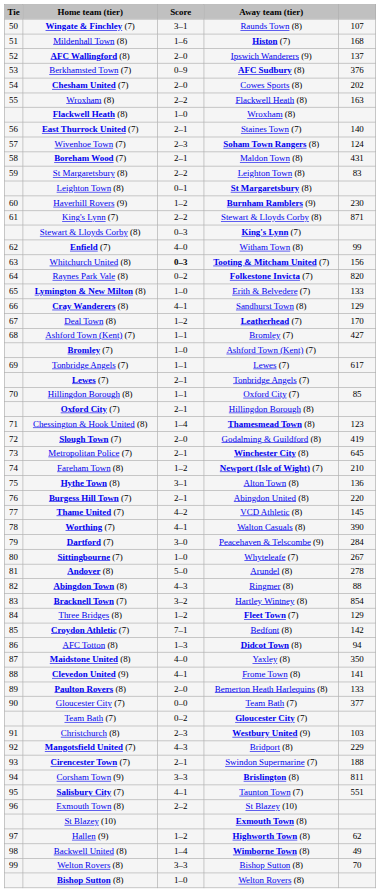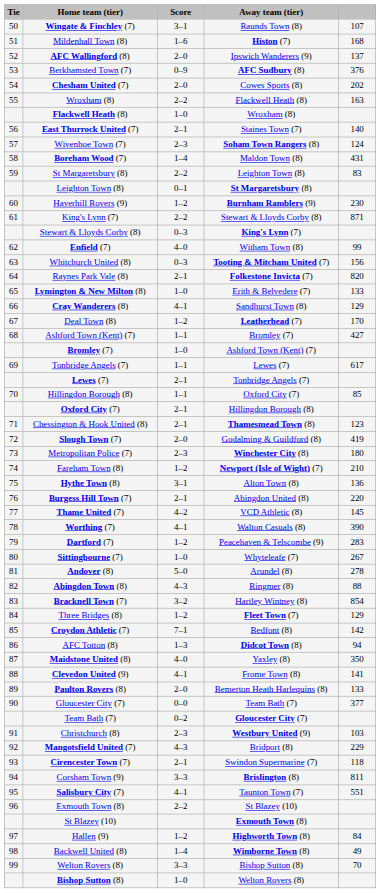(181, 159) 2–1 -> (181, 159) 1–4
(181, 262) bold -> (181, 262) normal
(181, 277) 0–2 -> (181, 277) 2–1
(181, 424) 1–4 -> (181, 424) 2–1
(181, 454) 2–1 -> (181, 454) 2–3
(357, 454) 645 -> (357, 454) 180
(181, 542) 3–0 -> (181, 542) 1–2
(357, 542) 284 -> (357, 542) 283
(357, 763) 188 -> (357, 763) 118
(357, 836) 62 -> (357, 836) 84
